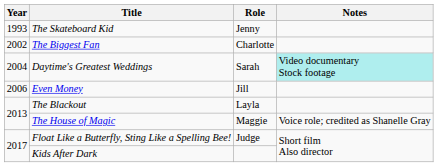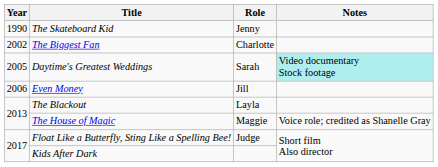(17, 28) 1993 -> (17, 28) 1990
(17, 67) 2004 -> (17, 67) 2005
